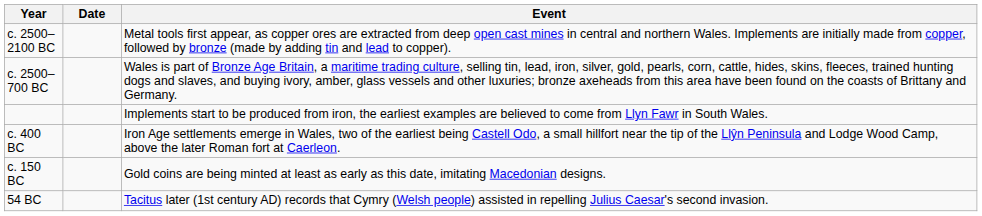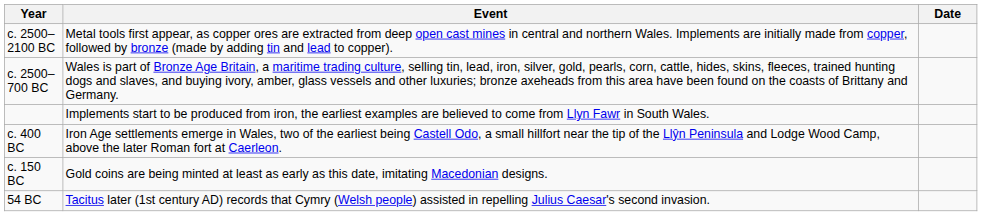columns swapped: (92, 14) <-> (549, 14)
